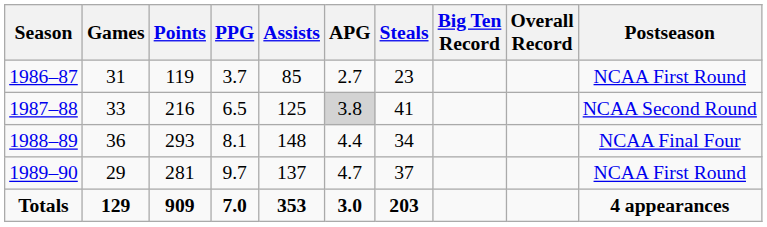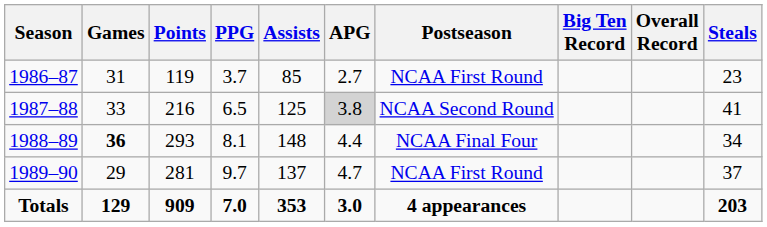columns swapped: (404, 32) <-> (670, 32)
(116, 141) normal -> (116, 141) bold
